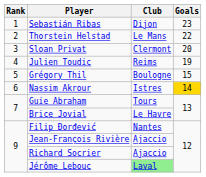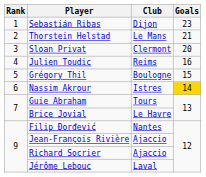(187, 37) 22 -> (187, 37) 21
(187, 62) 19 -> (187, 62) 16
(145, 166) lightgreen background -> (145, 166) no background
